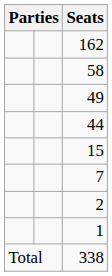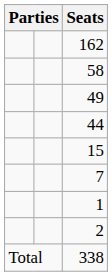rows swapped: (100, 204) <-> (100, 230)
